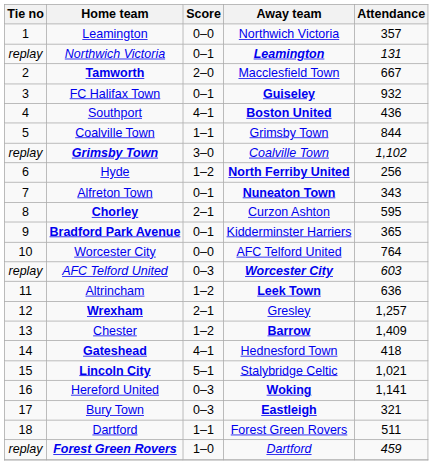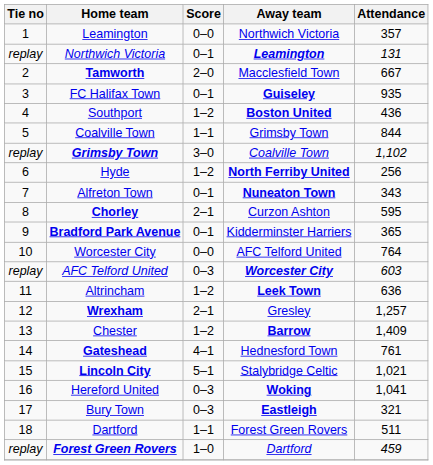(391, 93) 932 -> (391, 93) 935
(203, 113) 4–1 -> (203, 113) 1–2
(391, 350) 418 -> (391, 350) 761
(391, 390) 1,141 -> (391, 390) 1,041
